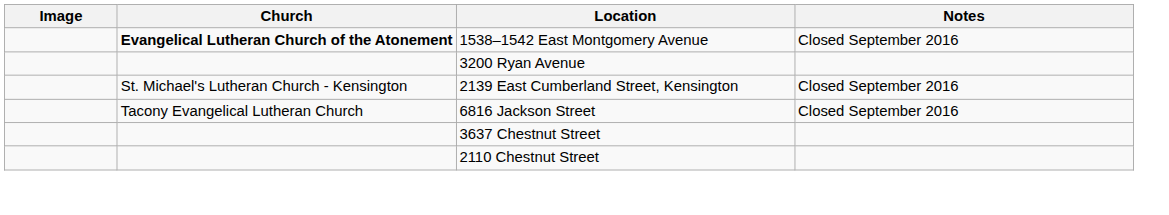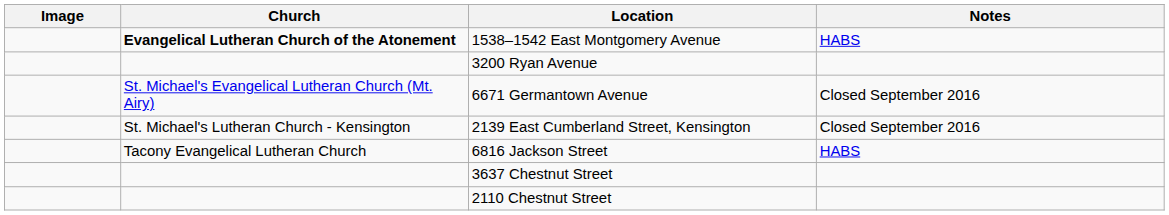(878, 39) Closed September 2016 -> (840, 39) HABS
+ row: (560, 95)
(878, 110) Closed September 2016 -> (840, 151) HABS
